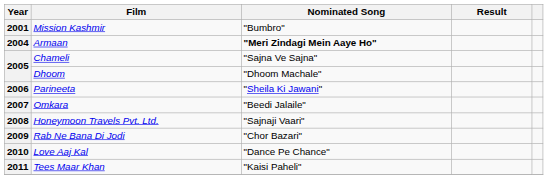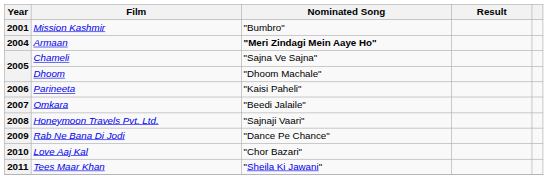(283, 89) "Sheila Ki Jawani" -> (273, 89) "Kaisi Paheli"
(273, 136) "Chor Bazari" -> (287, 136) "Dance Pe Chance"
(287, 151) "Dance Pe Chance" -> (273, 151) "Chor Bazari"
(273, 167) "Kaisi Paheli" -> (283, 167) "Sheila Ki Jawani"
